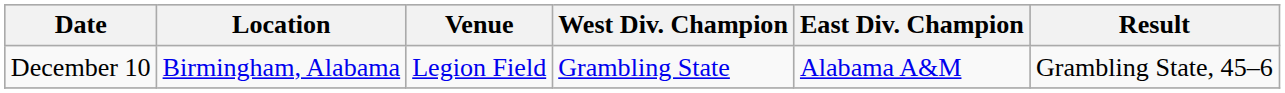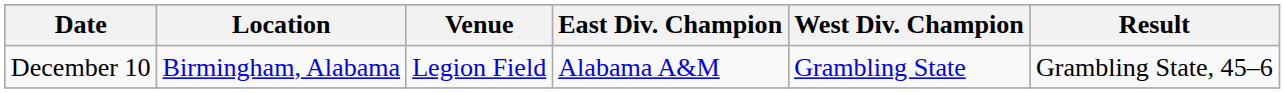columns swapped: (673, 25) <-> (912, 25)
